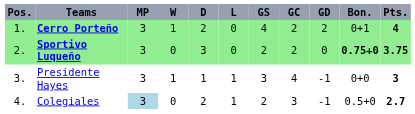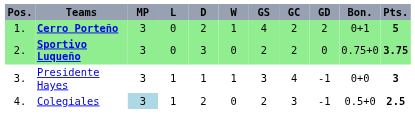columns swapped: (173, 12) <-> (234, 12)
(396, 28) 4 -> (396, 28) 5
(360, 50) bold -> (360, 50) normal
(396, 101) 2.7 -> (396, 101) 2.5
